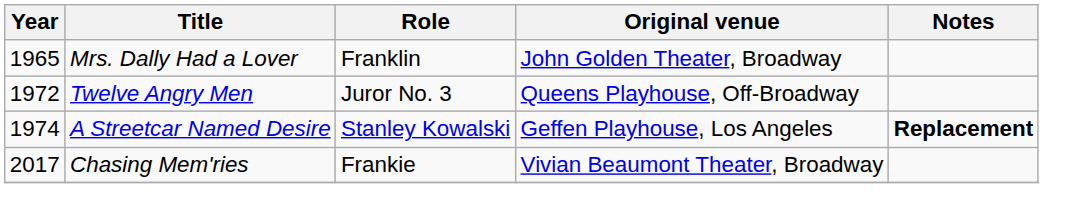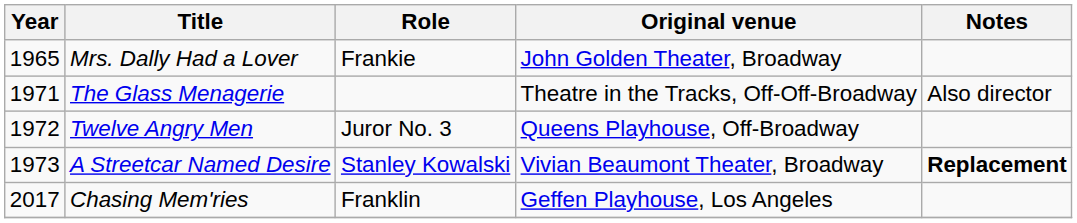(381, 57) Franklin -> (378, 57) Frankie
+ row: (177, 93)
(35, 128) 1974 -> (35, 164) 1973
(677, 128) Geffen Playhouse, Los Angeles -> (702, 164) Vivian Beaumont Theater, Broadway
(378, 164) Frankie -> (381, 199) Franklin
(702, 164) Vivian Beaumont Theater, Broadway -> (677, 199) Geffen Playhouse, Los Angeles
